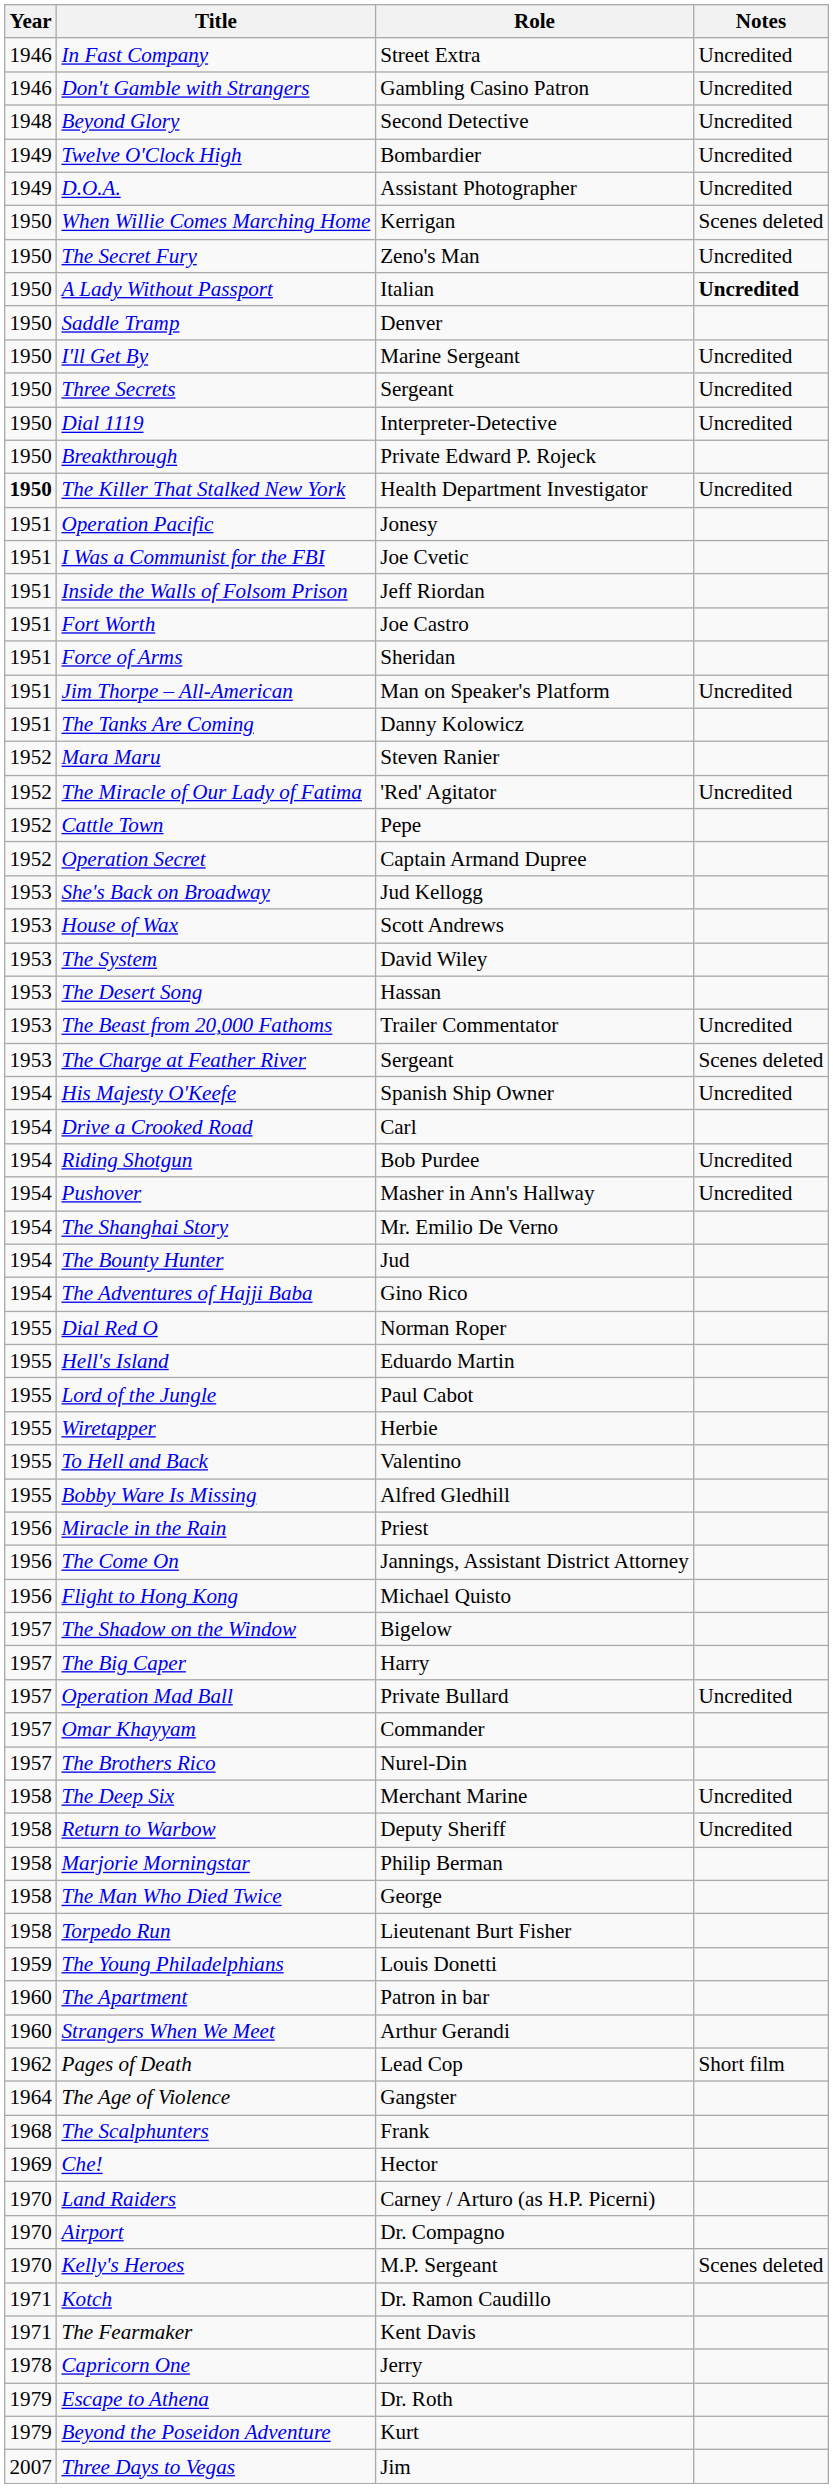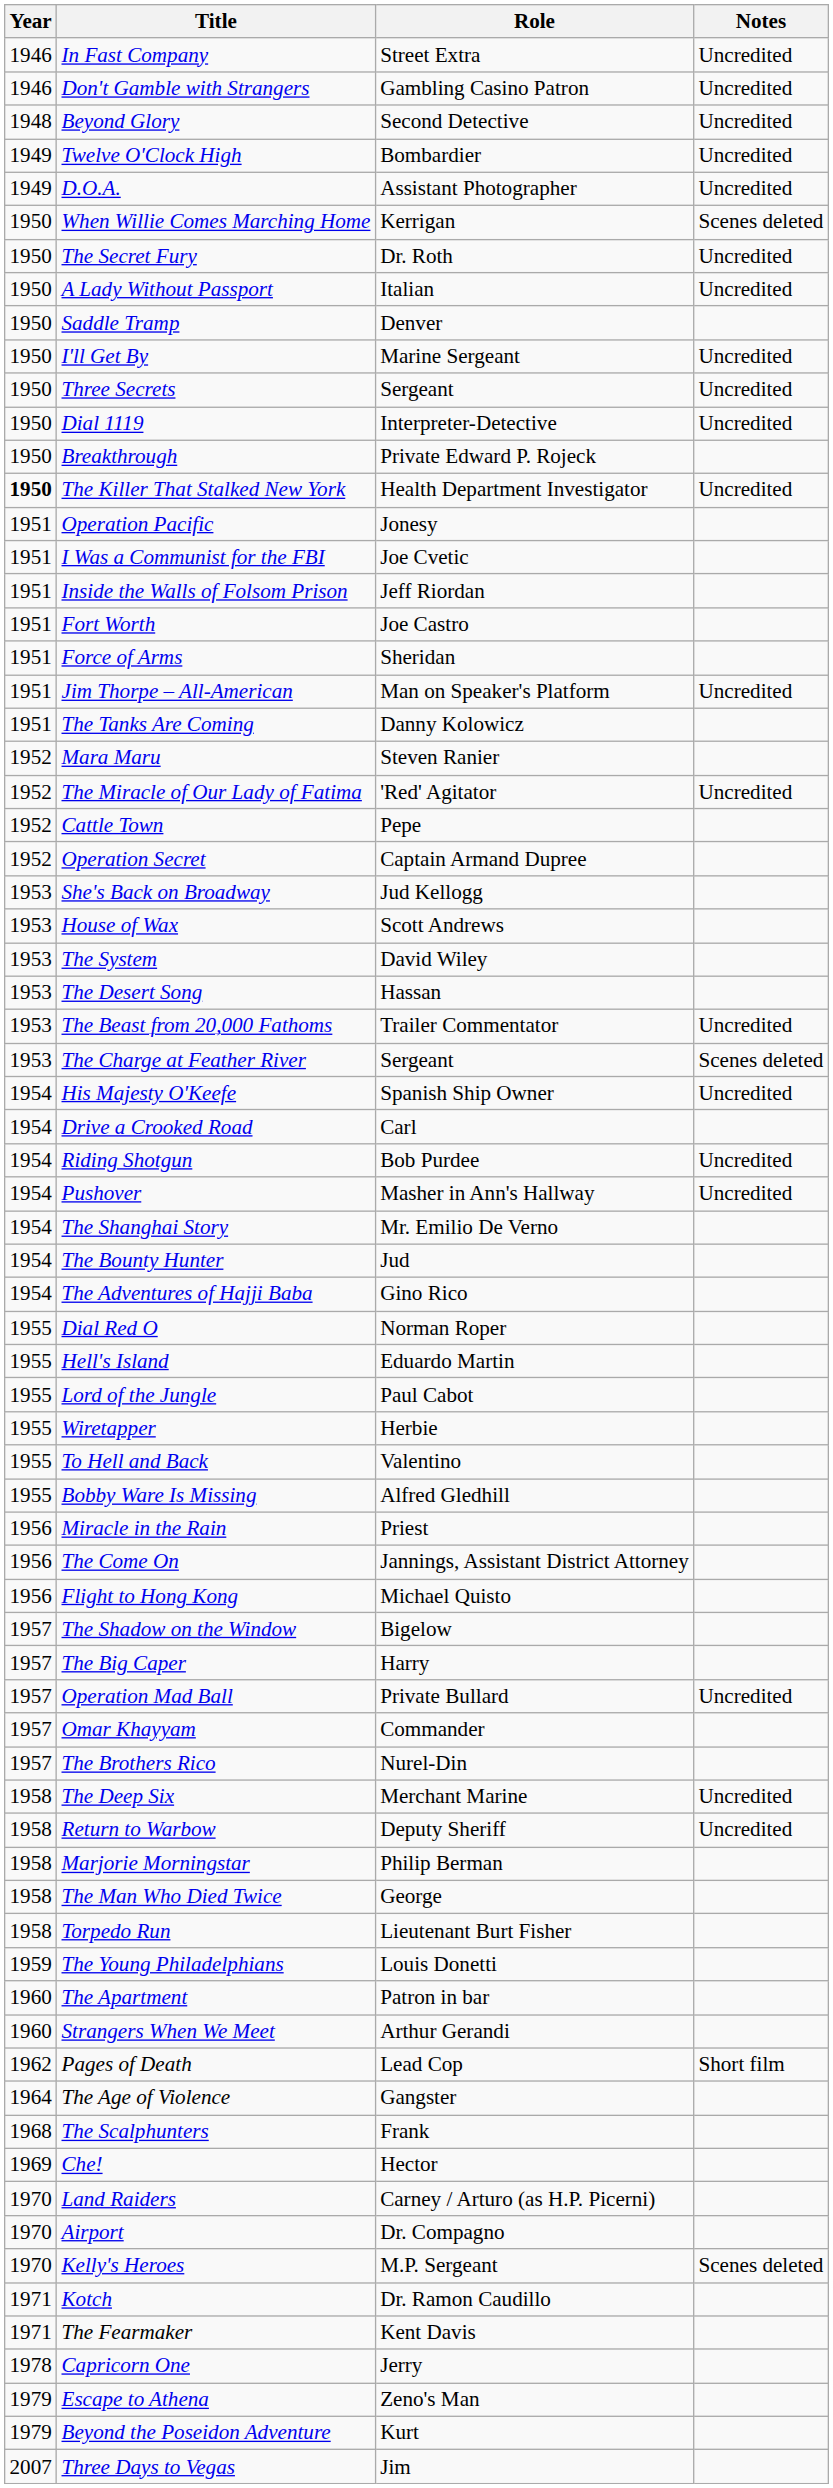(430, 255) Zeno's Man -> (417, 255) Dr. Roth
(749, 289) bold -> (745, 289) normal
(417, 2399) Dr. Roth -> (430, 2399) Zeno's Man
